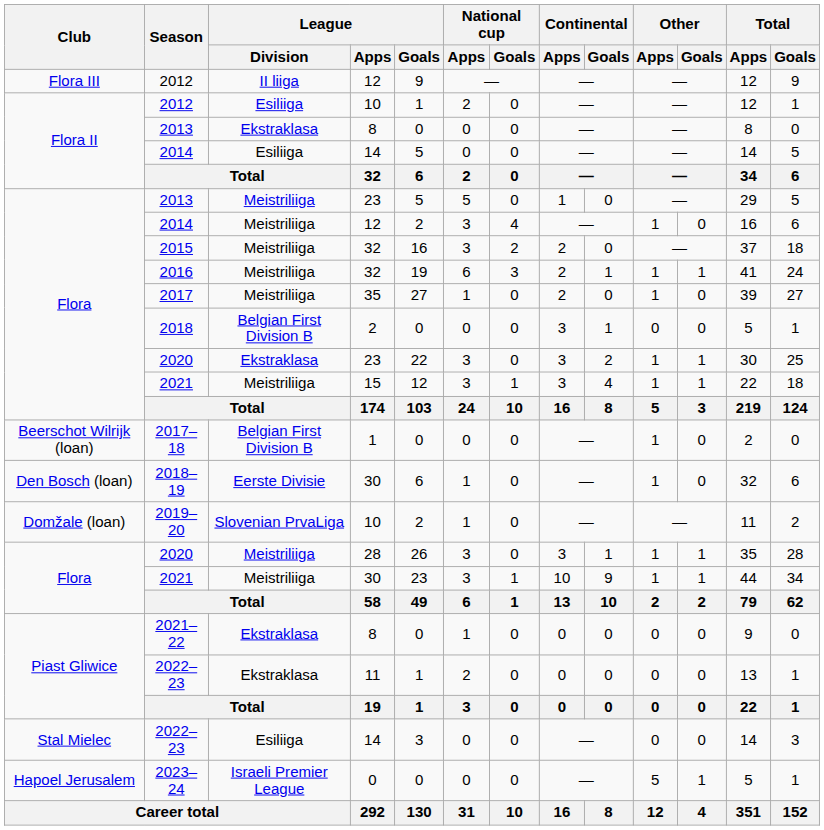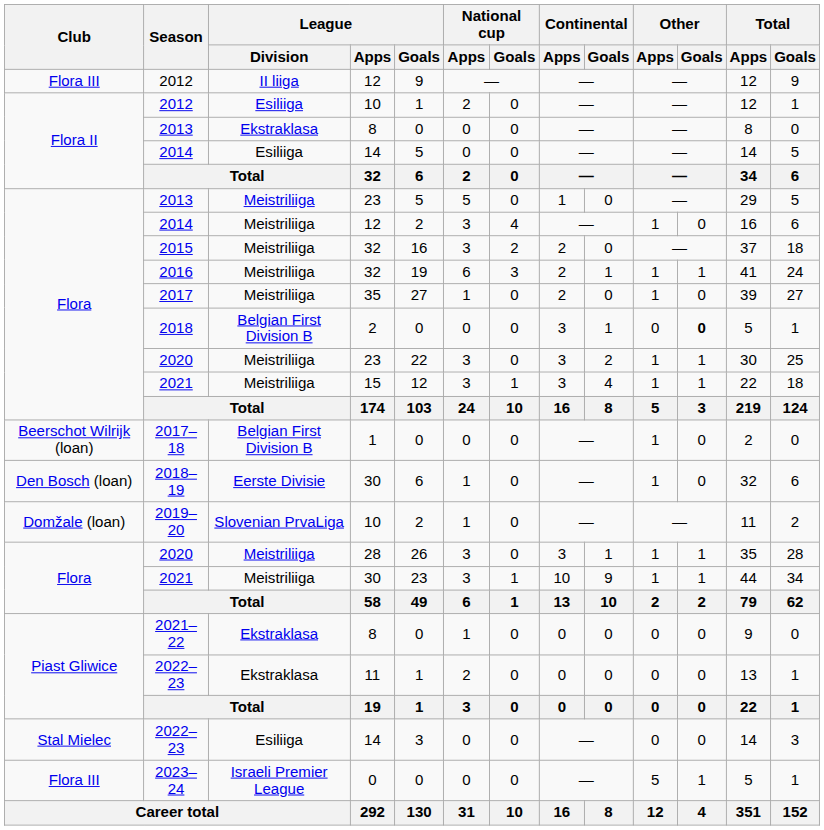(702, 328) normal -> (702, 328) bold
(279, 360) Ekstraklasa -> (279, 360) Meistriliiga
(74, 780) Hapoel Jerusalem -> (74, 780) Flora III
